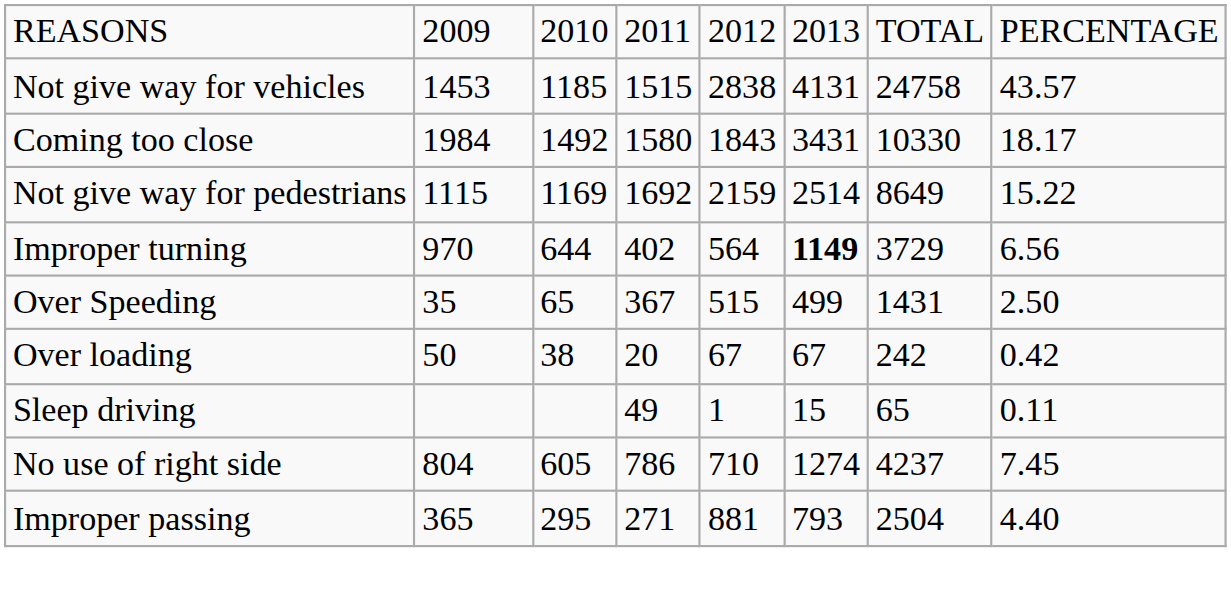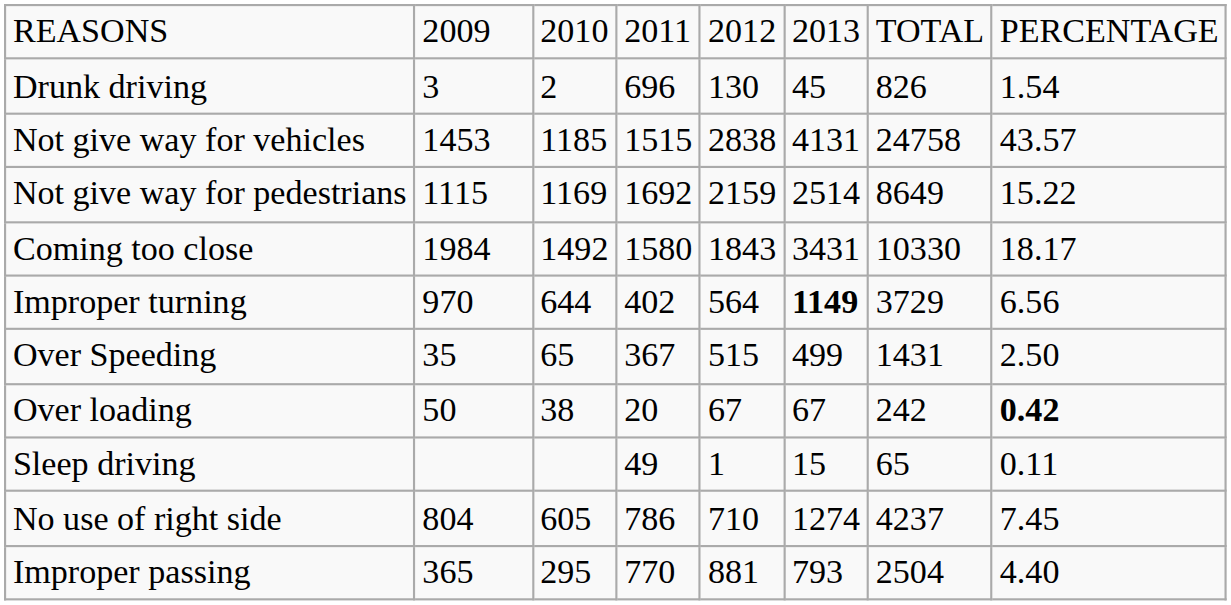+ row: (110, 85)
rows swapped: (210, 193) <-> (133, 139)
(1030, 355) normal -> (1030, 409) bold
(650, 517) 271 -> (650, 572) 770
